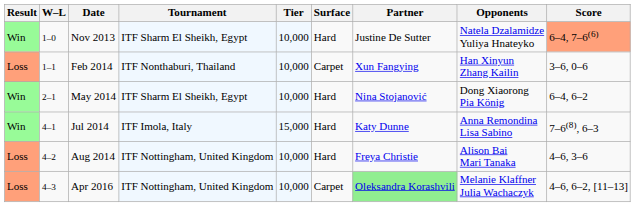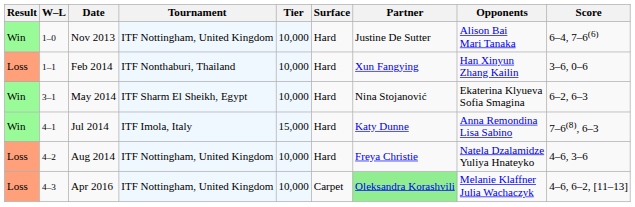(184, 36) ITF Sharm El Sheikh, Egypt -> (197, 36) ITF Nottingham, United Kingdom
(502, 36) Natela Dzalamidze Yuliya Hnateyko -> (488, 36) Alison Bai Mari Tanaka
(574, 36) lightsalmon background -> (574, 36) no background
(329, 66) Carpet -> (325, 66) Hard
- row: (49, 97)
+ row: (49, 97)
(488, 156) Alison Bai Mari Tanaka -> (502, 156) Natela Dzalamidze Yuliya Hnateyko
